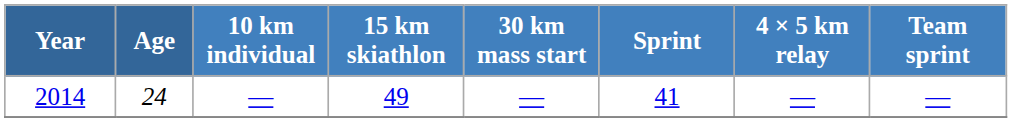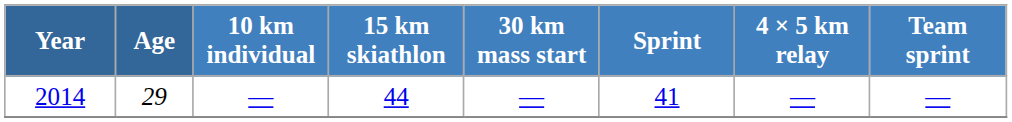(154, 96) 24 -> (154, 96) 29
(396, 96) 49 -> (396, 96) 44
